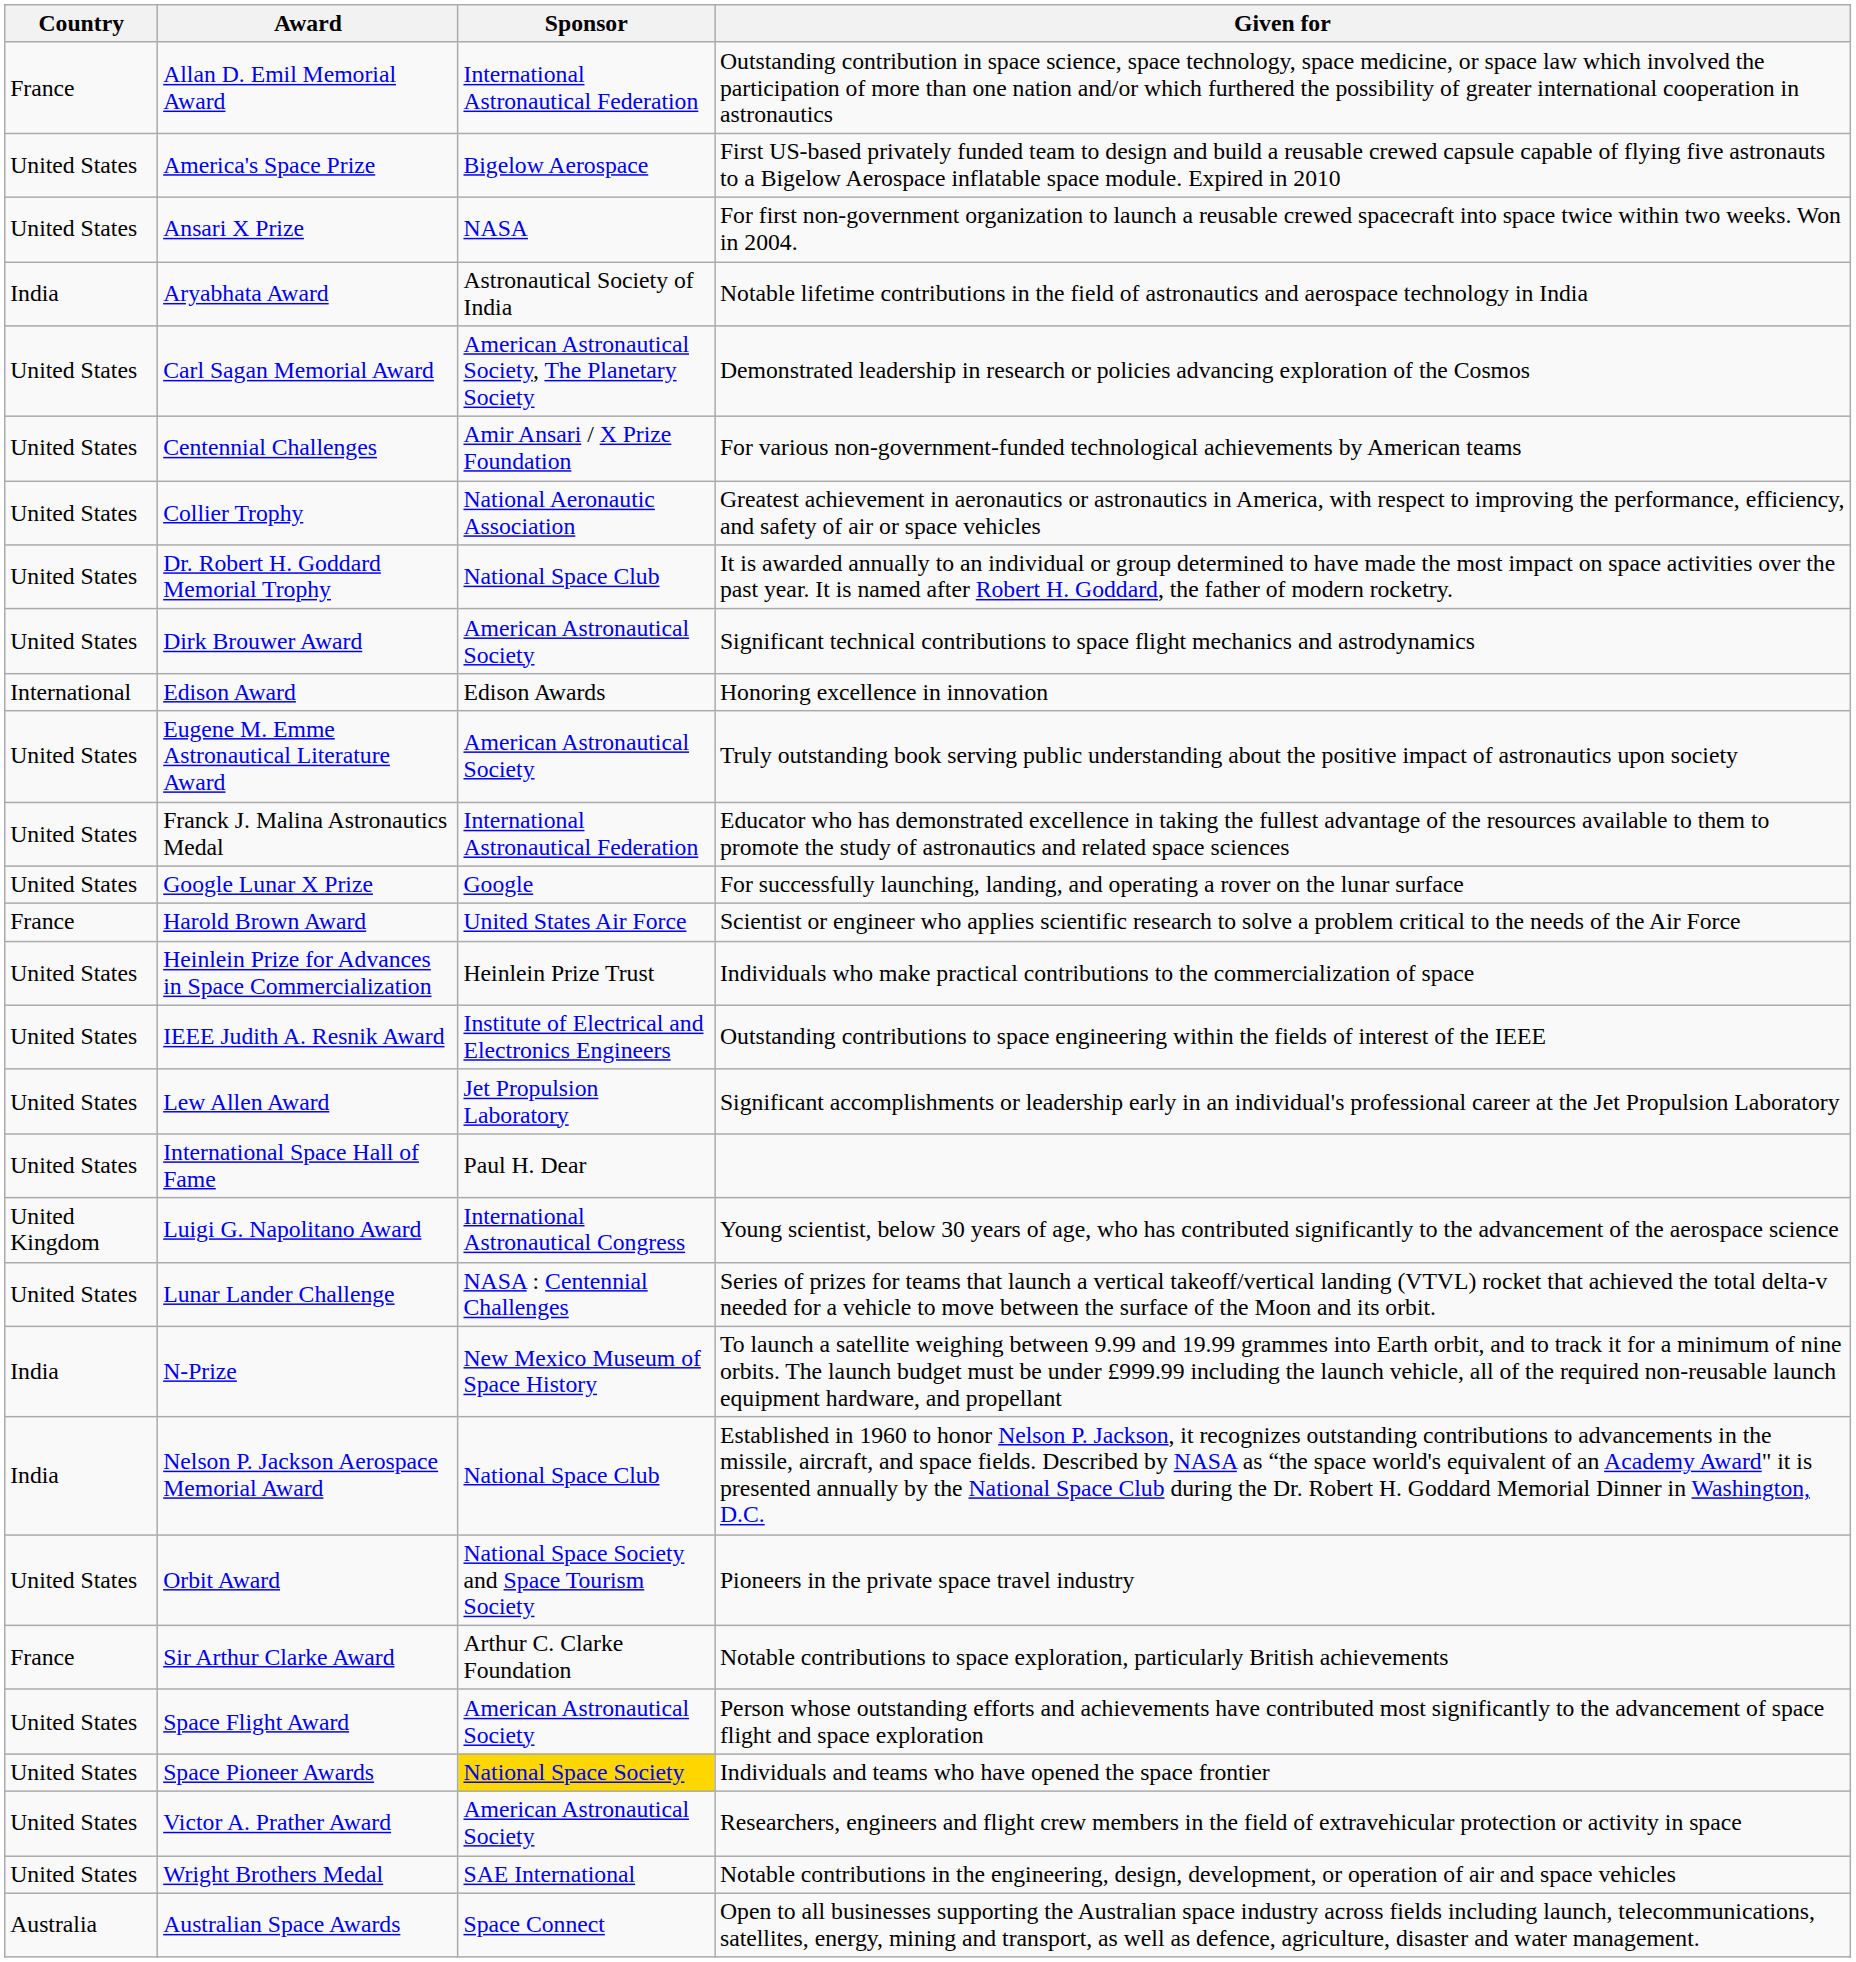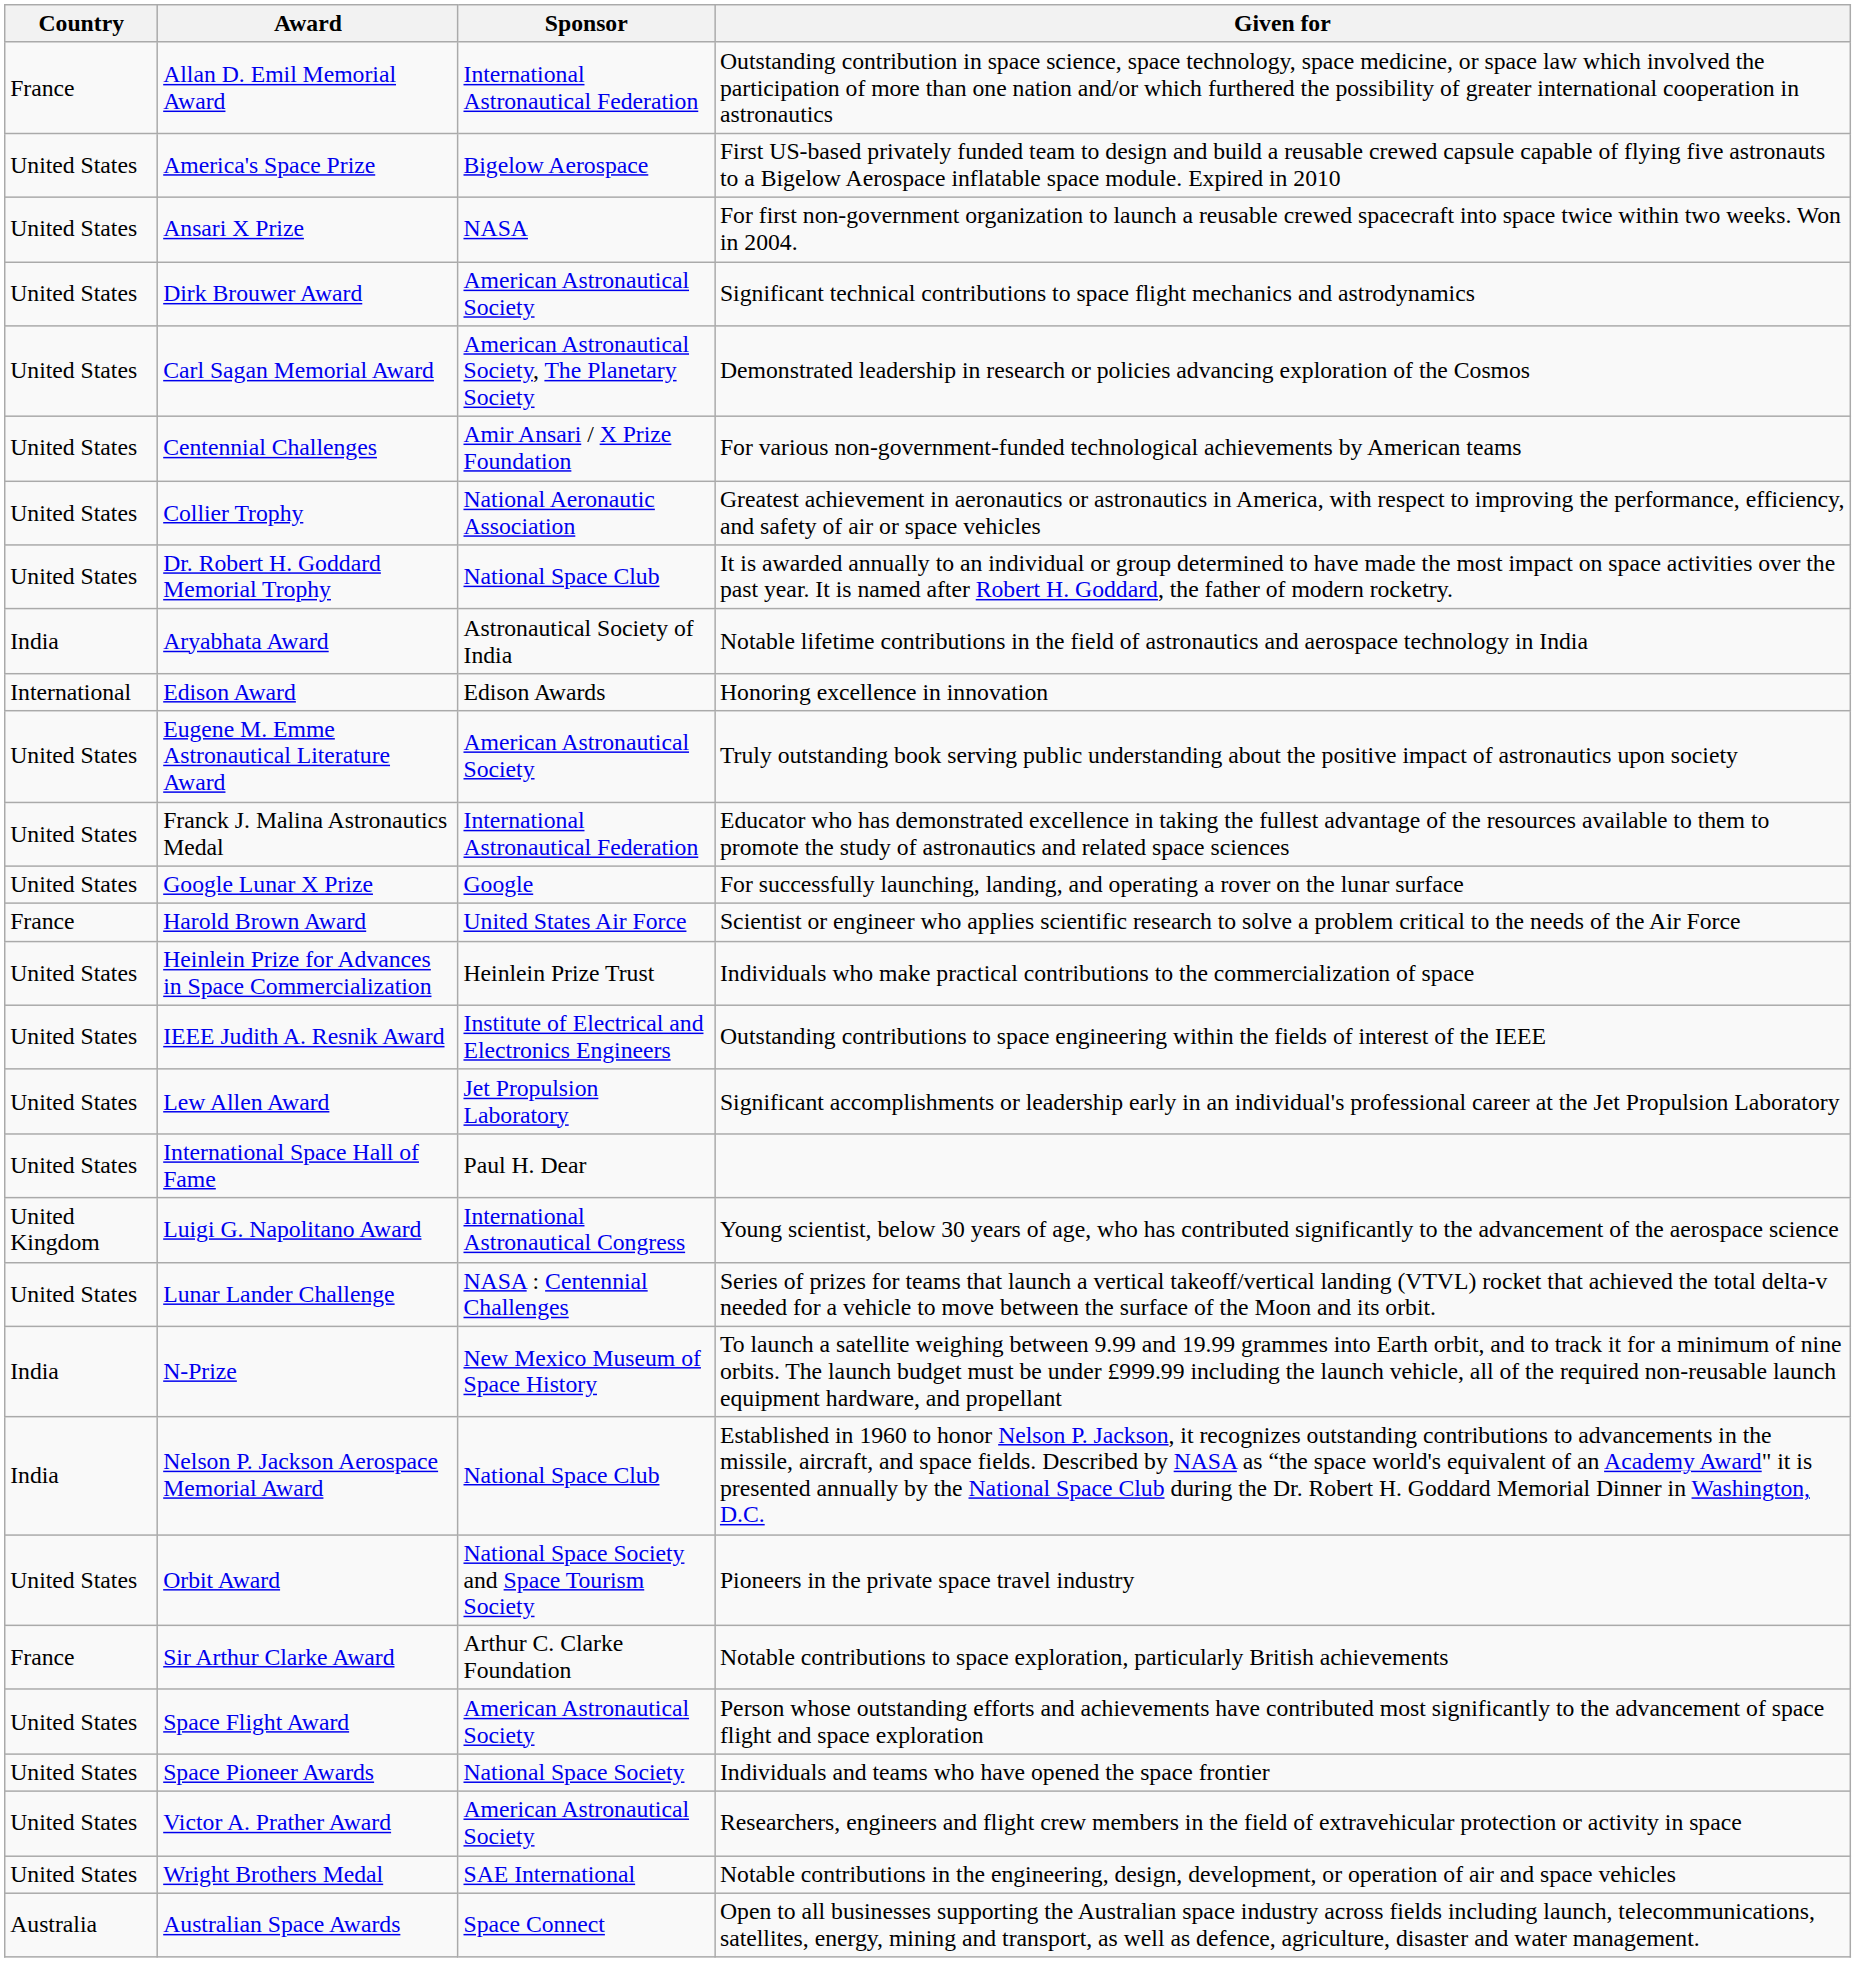rows swapped: (246, 293) <-> (263, 640)
(574, 1772) gold background -> (574, 1772) no background
